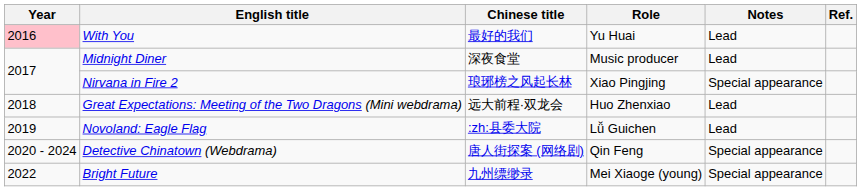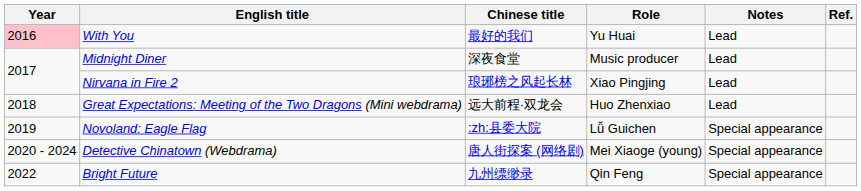(765, 82) Special appearance -> (723, 82) Lead
(723, 128) Lead -> (765, 128) Special appearance
(616, 151) Qin Feng -> (646, 151) Mei Xiaoge (young)
(646, 174) Mei Xiaoge (young) -> (616, 174) Qin Feng
